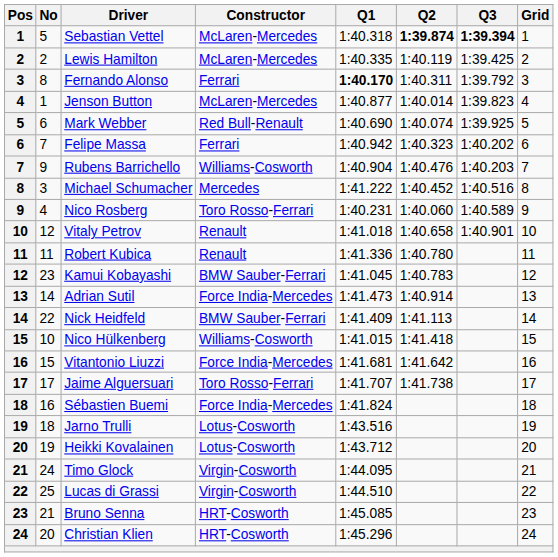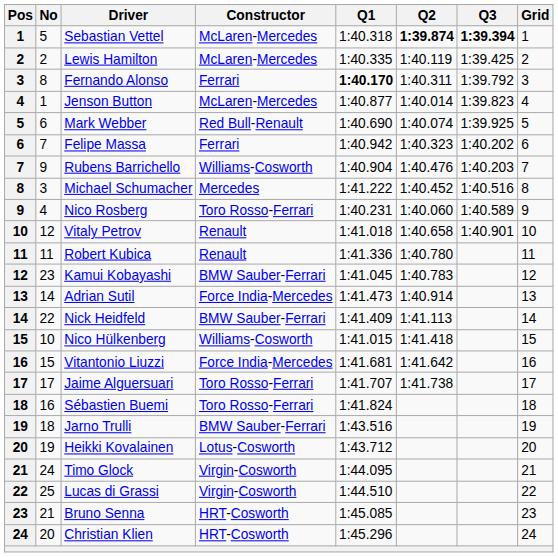(266, 405) Force India-Mercedes -> (256, 405) Toro Rosso-Ferrari
(247, 426) Lotus-Cosworth -> (262, 426) BMW Sauber-Ferrari
